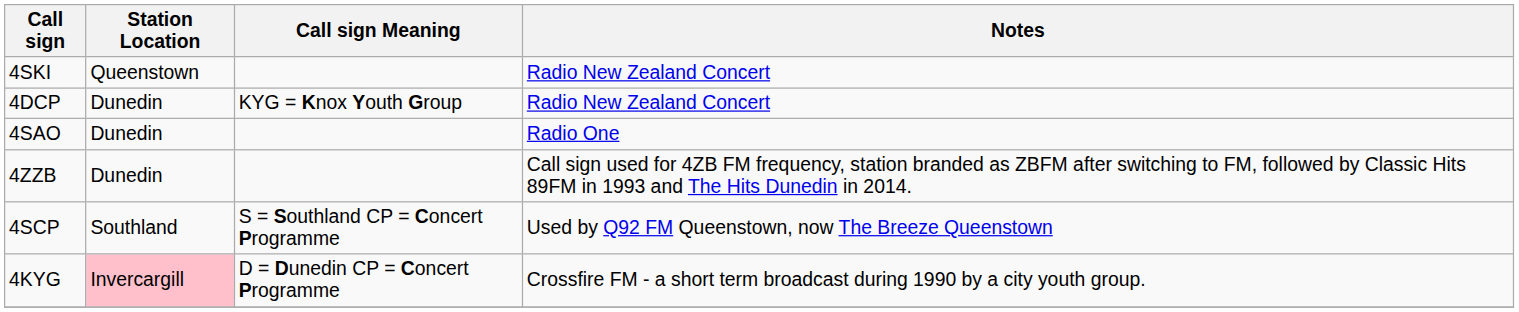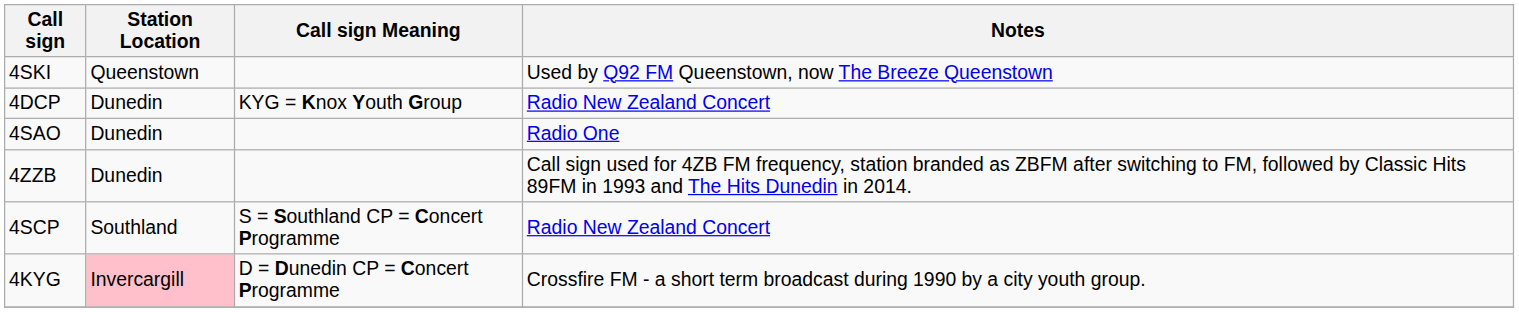(648, 72) Radio New Zealand Concert -> (790, 72) Used by Q92 FM Queenstown, now The Breeze Queenstown
(790, 227) Used by Q92 FM Queenstown, now The Breeze Queenstown -> (648, 227) Radio New Zealand Concert
